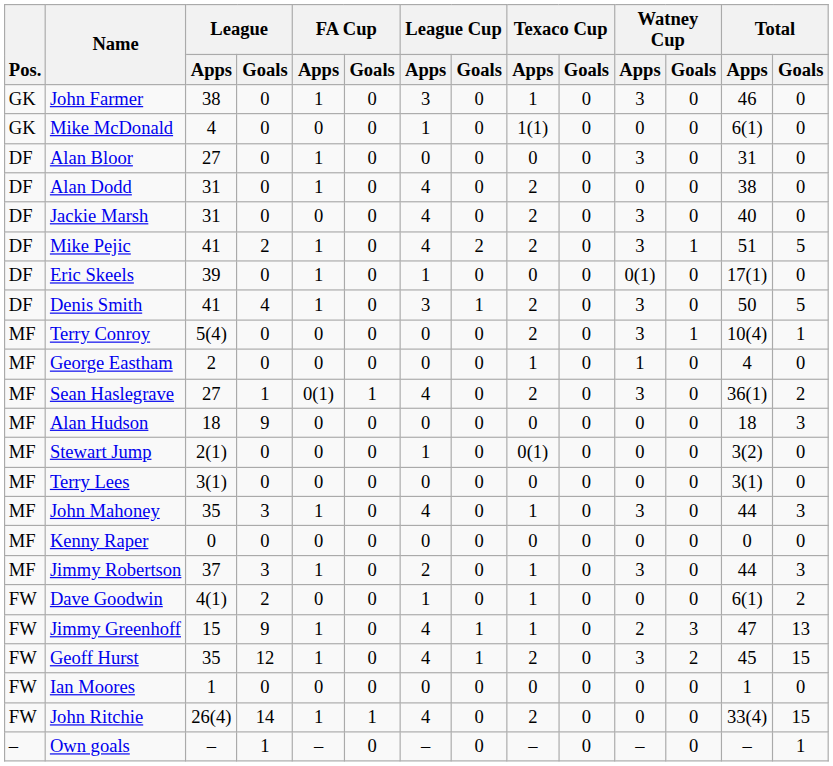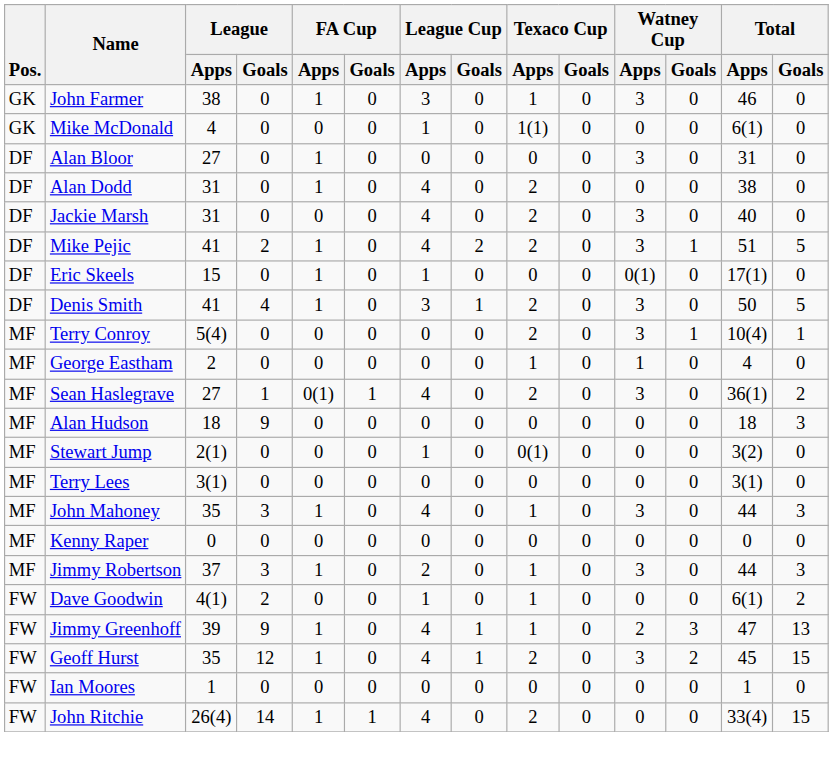(211, 275) 39 -> (211, 275) 15
(211, 628) 15 -> (211, 628) 39
- row: (90, 746)
